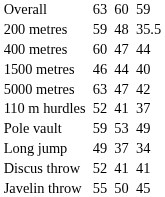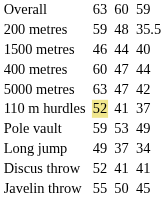rows swapped: (35, 49) <-> (39, 69)
(100, 108) no background -> (100, 108) khaki background
